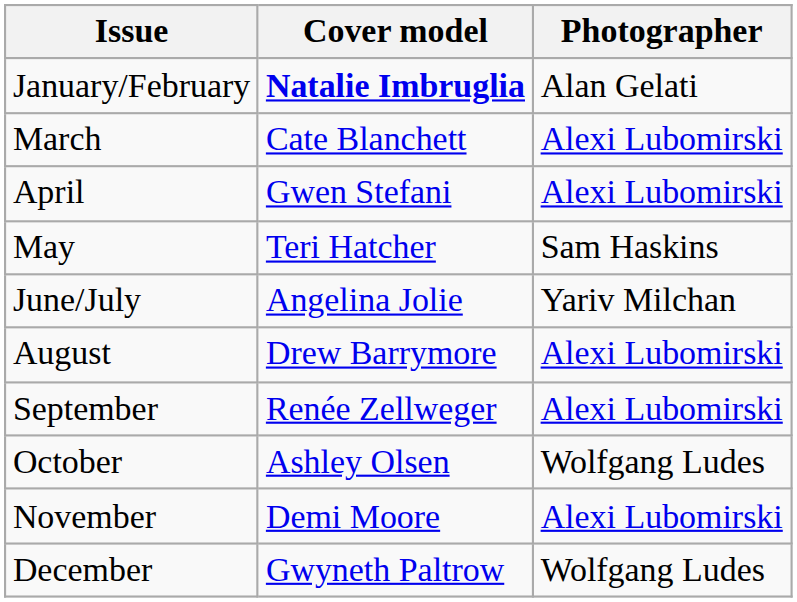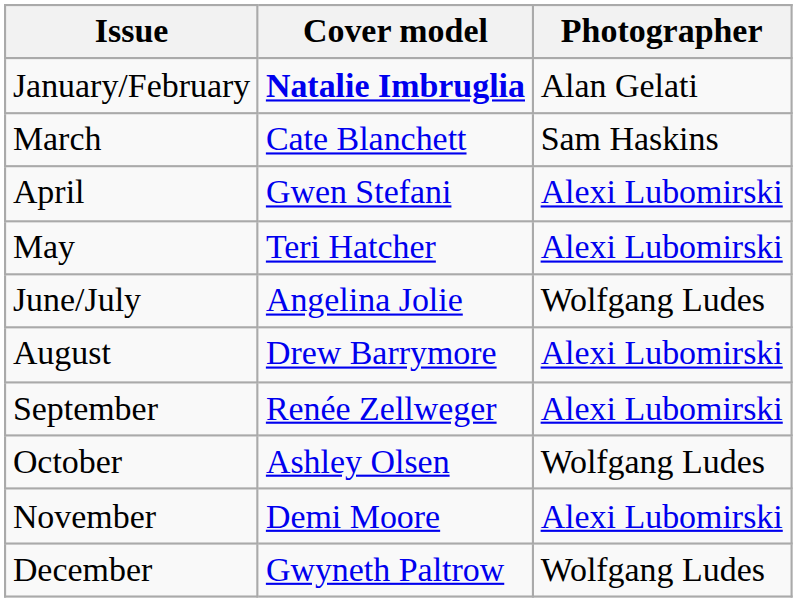(662, 138) Alexi Lubomirski -> (630, 138) Sam Haskins
(630, 246) Sam Haskins -> (662, 246) Alexi Lubomirski
(638, 300) Yariv Milchan -> (653, 300) Wolfgang Ludes
